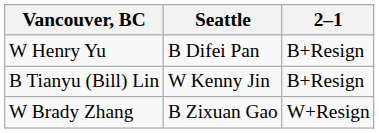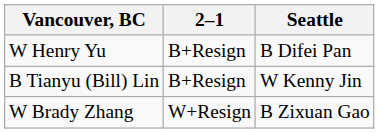columns swapped: (328, 19) <-> (223, 19)
